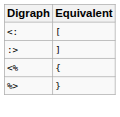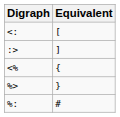+ row: (13, 104)
